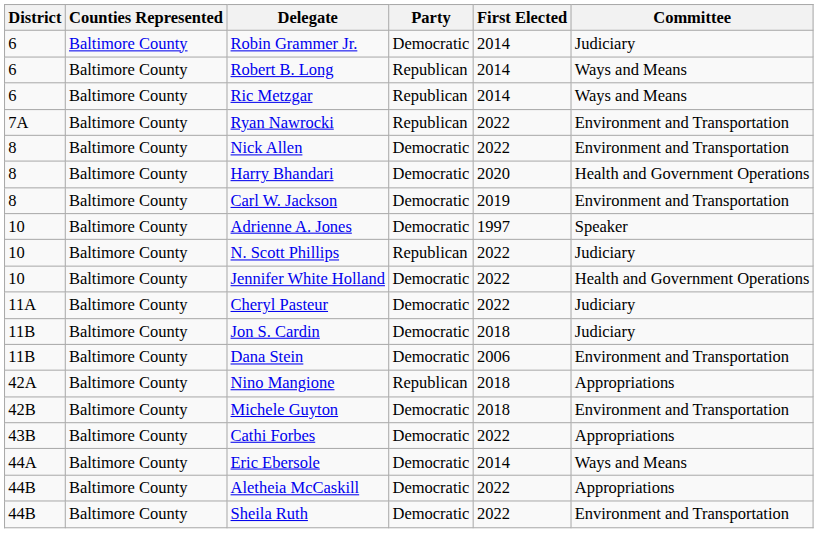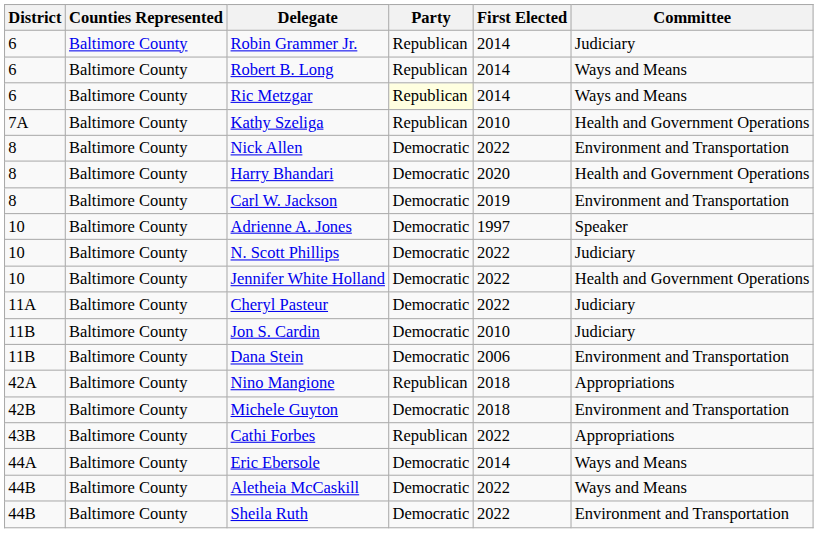(431, 43) Democratic -> (430, 43) Republican
(430, 95) no background -> (430, 95) lightyellow background
+ row: (277, 122)
- row: (282, 122)
(430, 252) Republican -> (431, 252) Democratic
(493, 331) 2018 -> (493, 331) 2010
(431, 435) Democratic -> (430, 435) Republican
(625, 488) Appropriations -> (631, 488) Ways and Means
